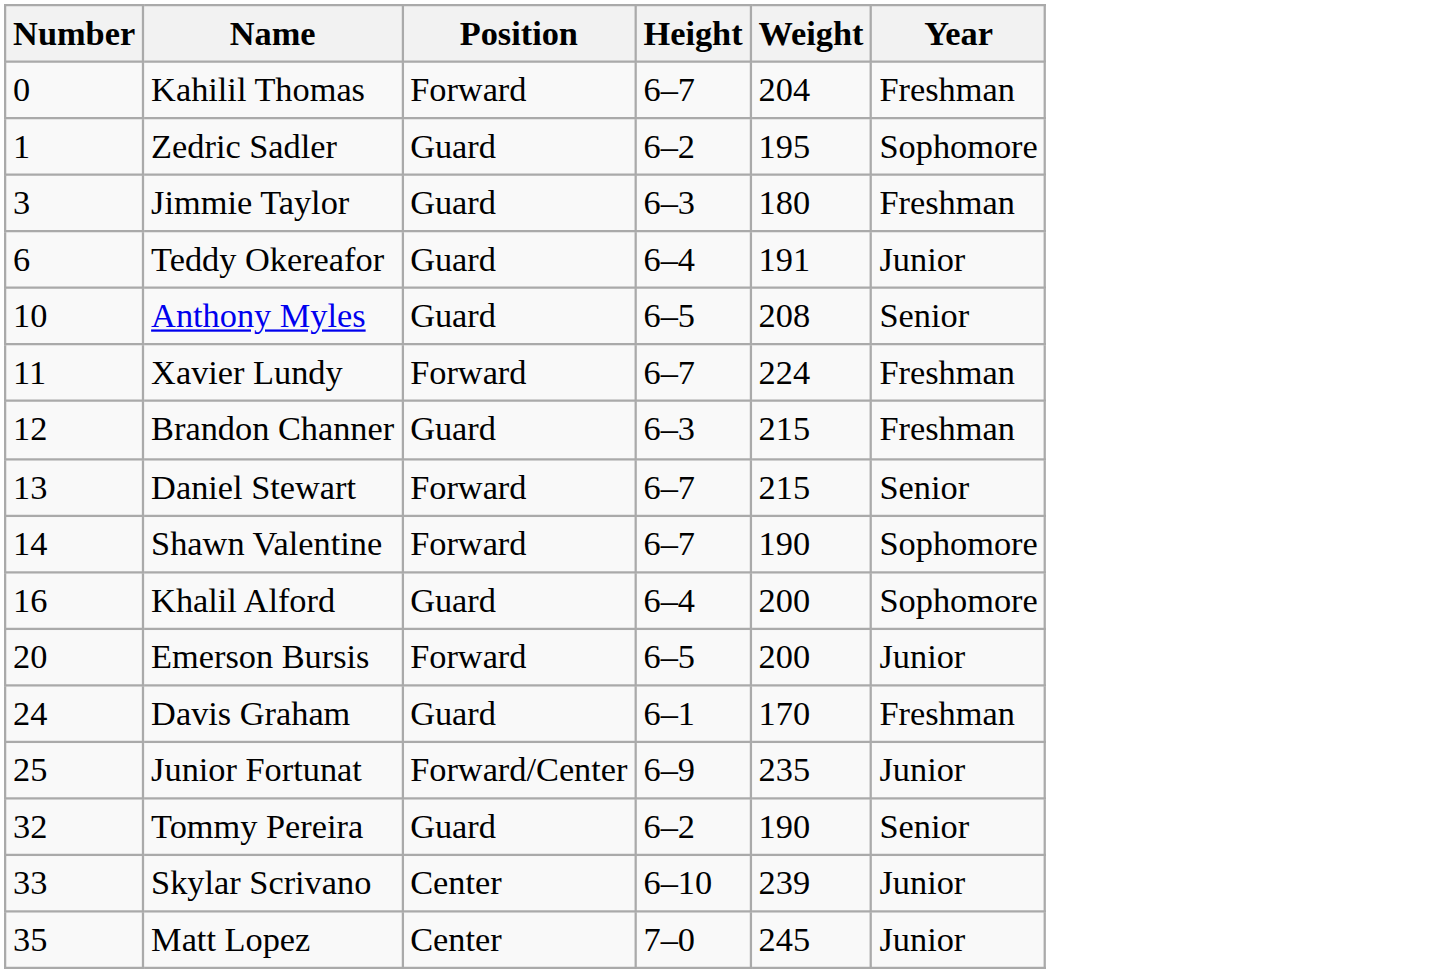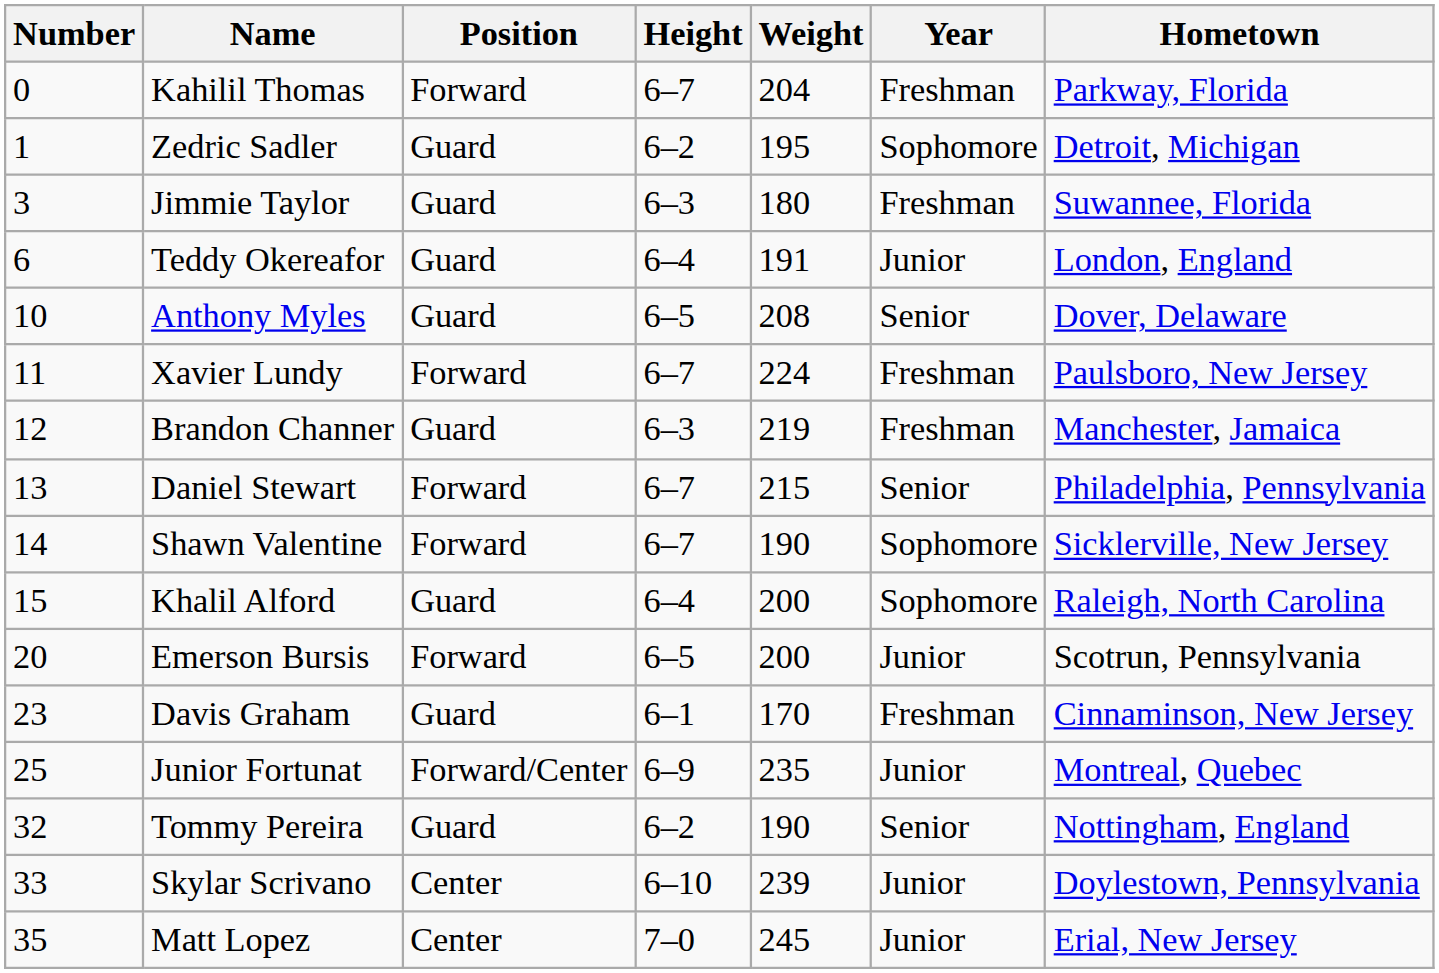+ column: (1240, 33)
(784, 429) 215 -> (784, 429) 219
(30, 599) 16 -> (30, 599) 15
(30, 712) 24 -> (30, 712) 23
